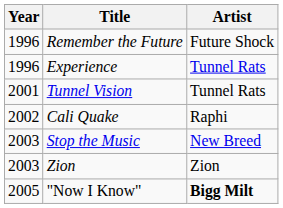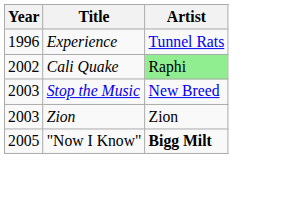- row: (115, 41)
- row: (89, 91)
(209, 116) no background -> (167, 66) lightgreen background
